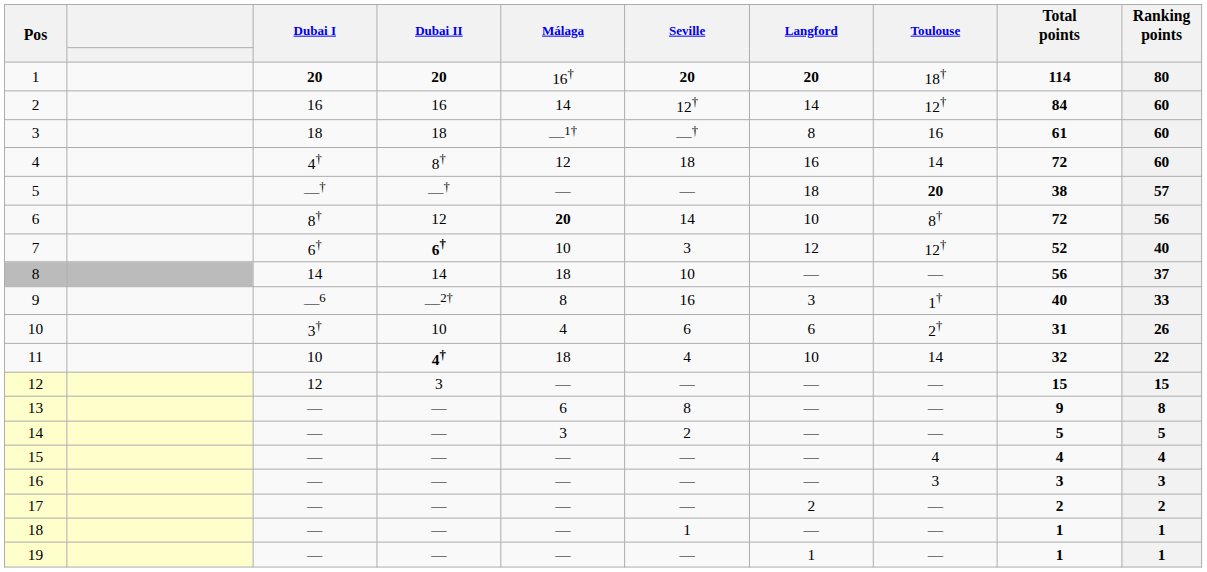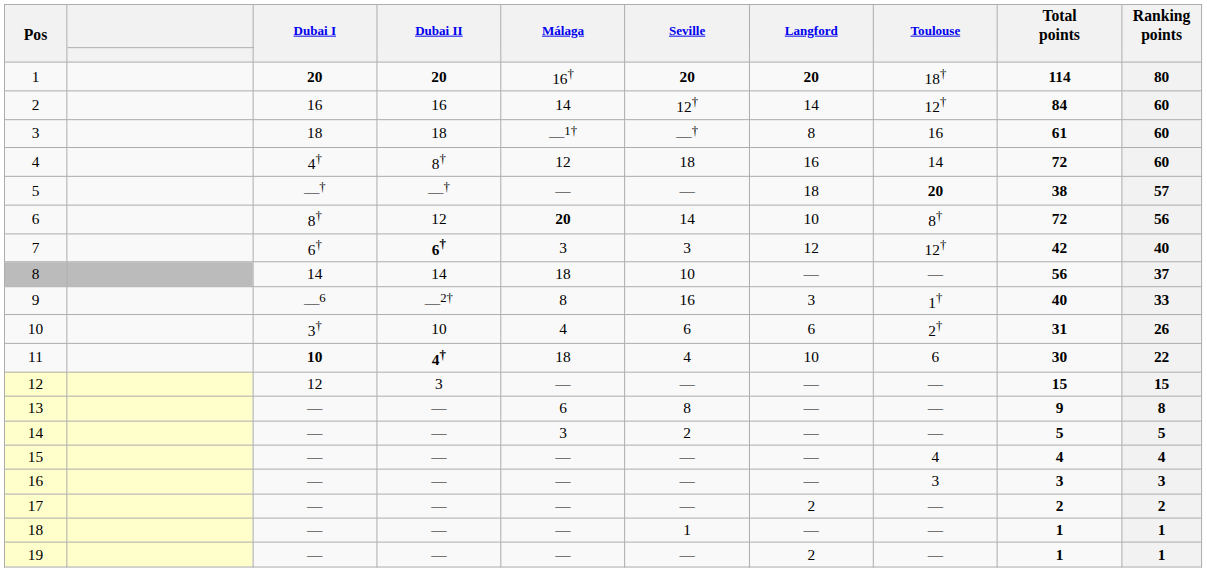(563, 247) 10 -> (563, 247) 3
(1060, 247) 52 -> (1060, 247) 42
(315, 357) normal -> (315, 357) bold
(935, 357) 14 -> (935, 357) 6
(1060, 357) 32 -> (1060, 357) 30
(811, 554) 1 -> (811, 554) 2
